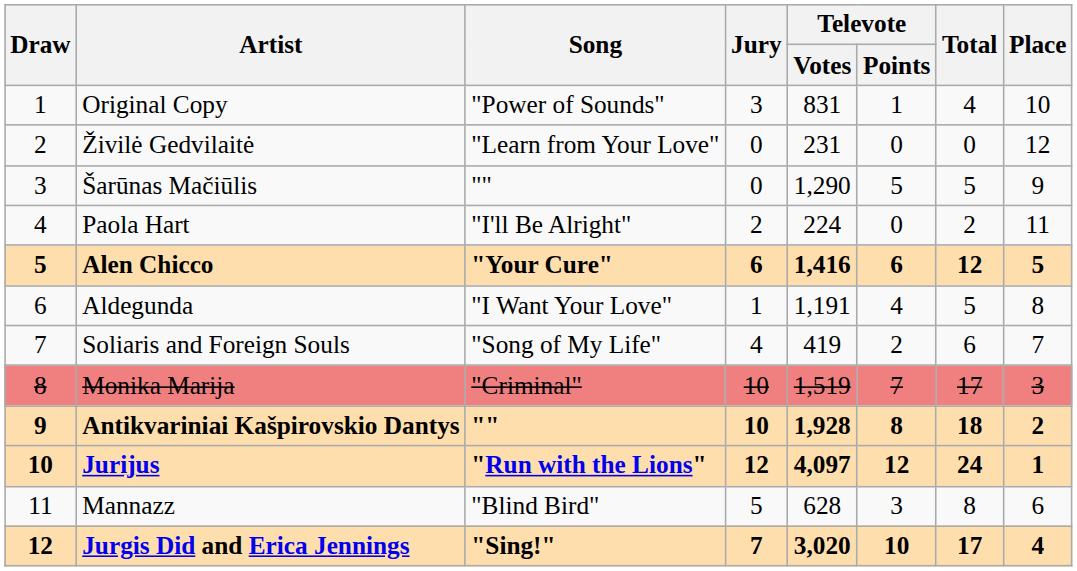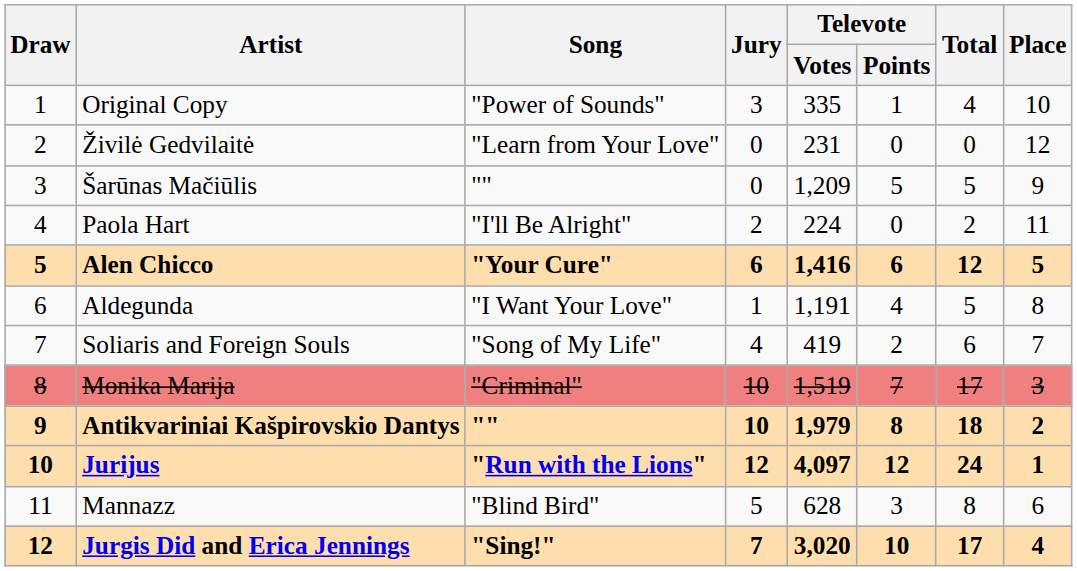(822, 104) 831 -> (822, 104) 335
(822, 184) 1,290 -> (822, 184) 1,209
(822, 425) 1,928 -> (822, 425) 1,979
